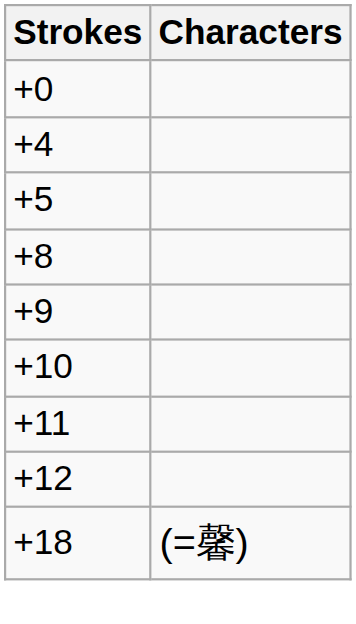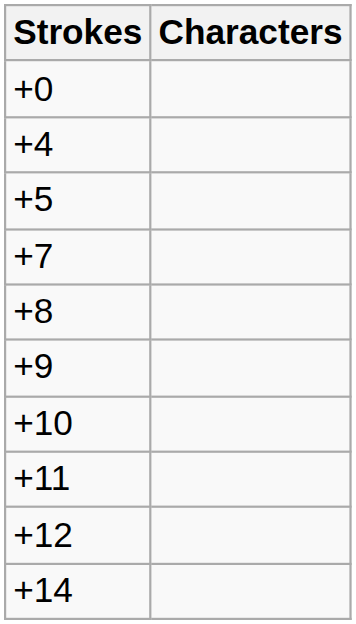+ row: (33, 255)
+ row: (43, 590)
- row: (43, 542)
